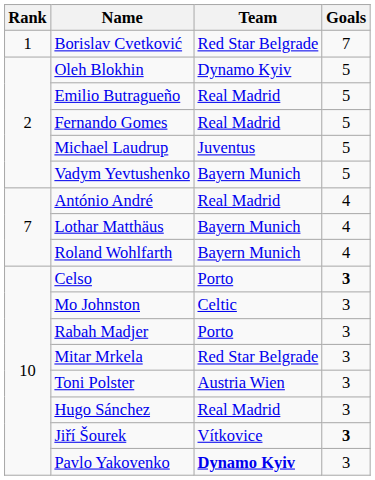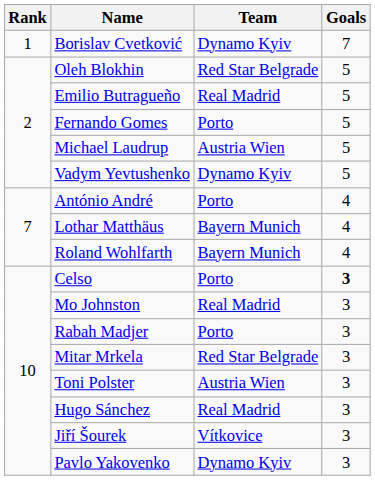(258, 43) Red Star Belgrade -> (244, 43) Dynamo Kyiv
(244, 69) Dynamo Kyiv -> (258, 69) Red Star Belgrade
(239, 122) Real Madrid -> (215, 122) Porto
(226, 148) Juventus -> (241, 148) Austria Wien
(249, 174) Bayern Munich -> (244, 174) Dynamo Kyiv
(239, 200) Real Madrid -> (215, 200) Porto
(217, 305) Celtic -> (239, 305) Real Madrid
(346, 435) bold -> (346, 435) normal
(246, 461) bold -> (244, 461) normal
